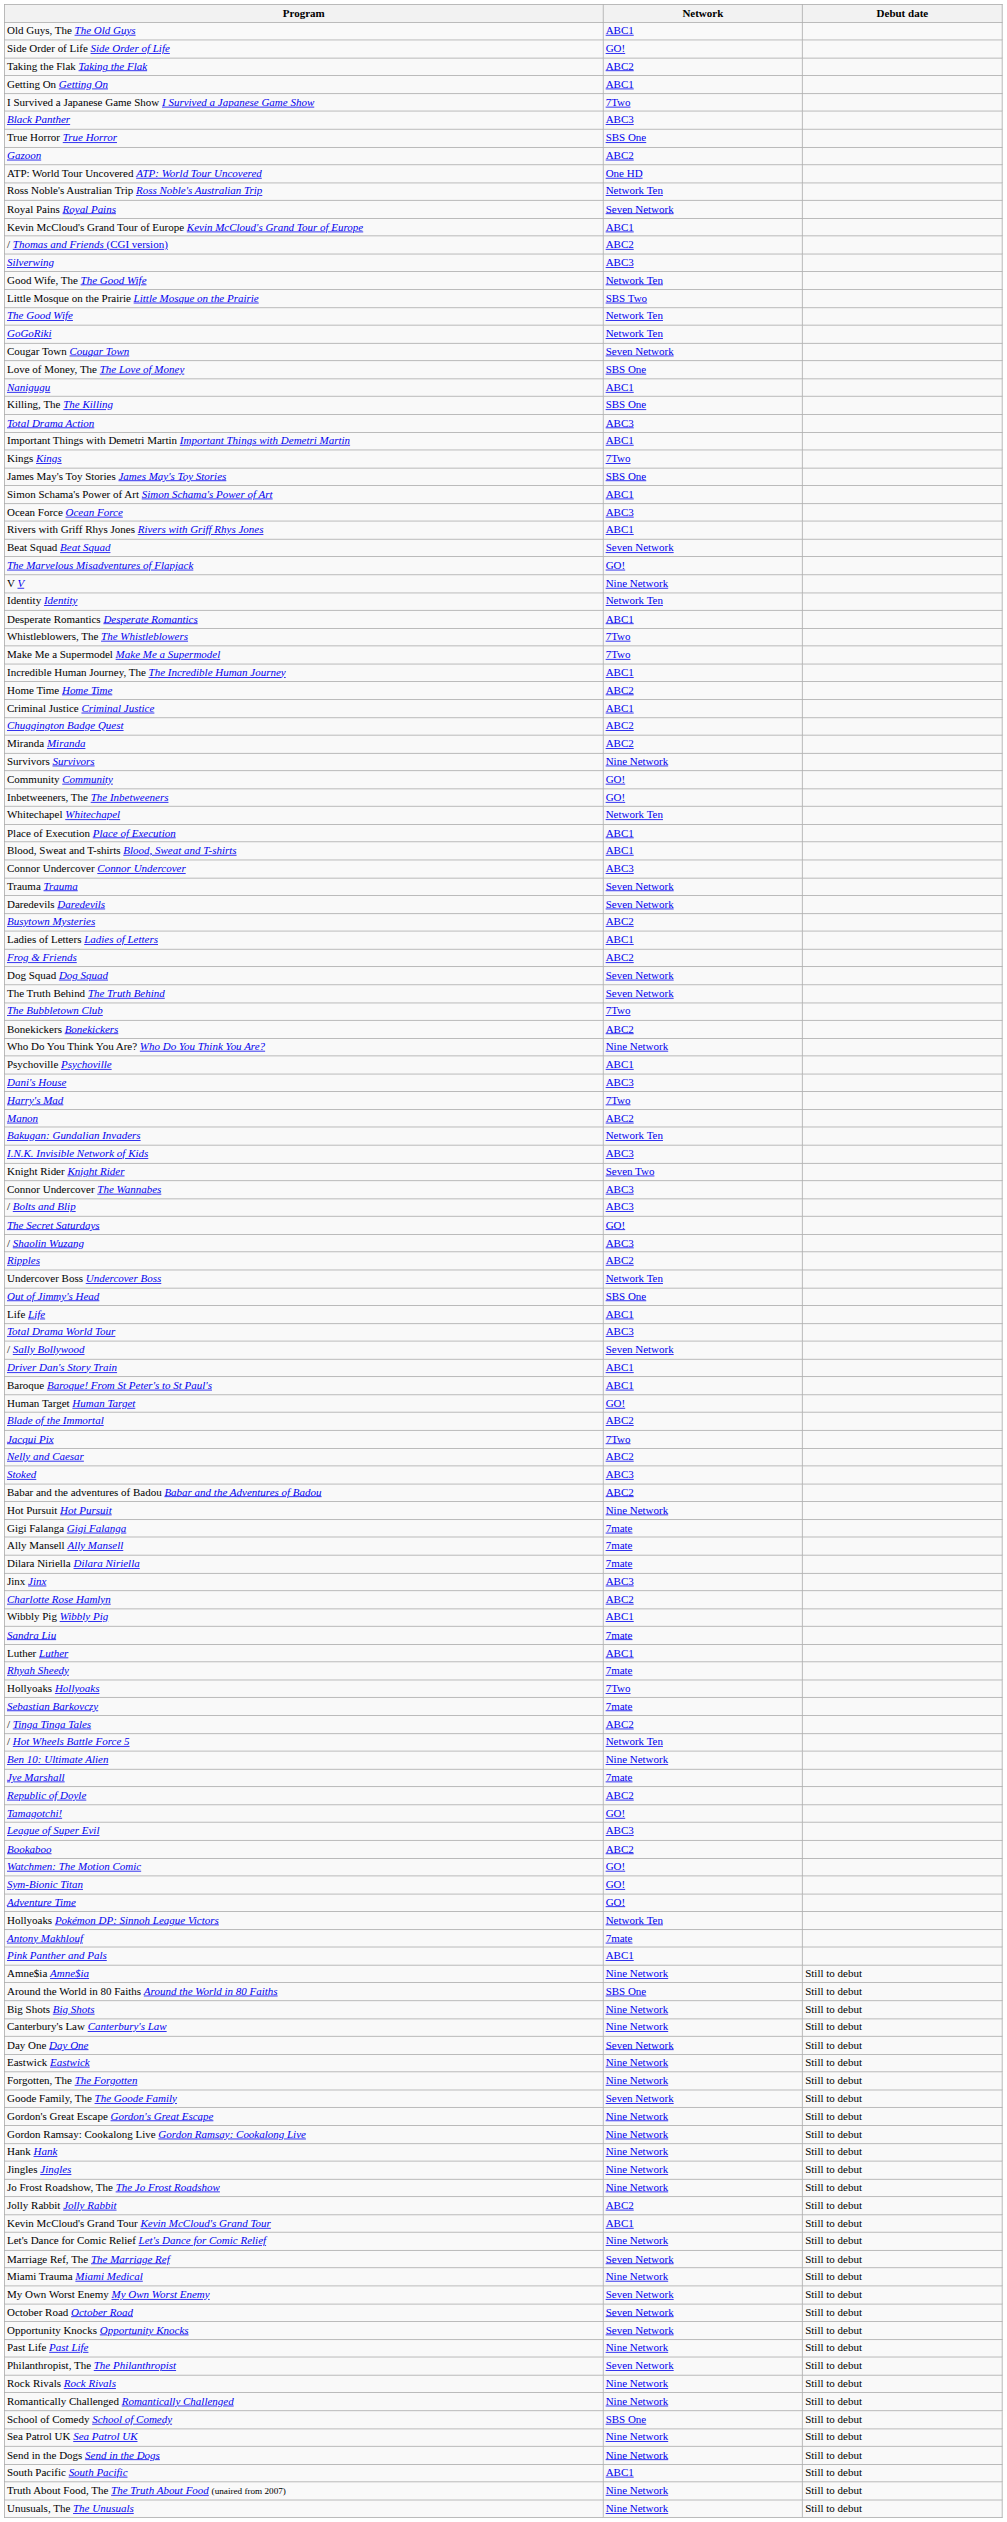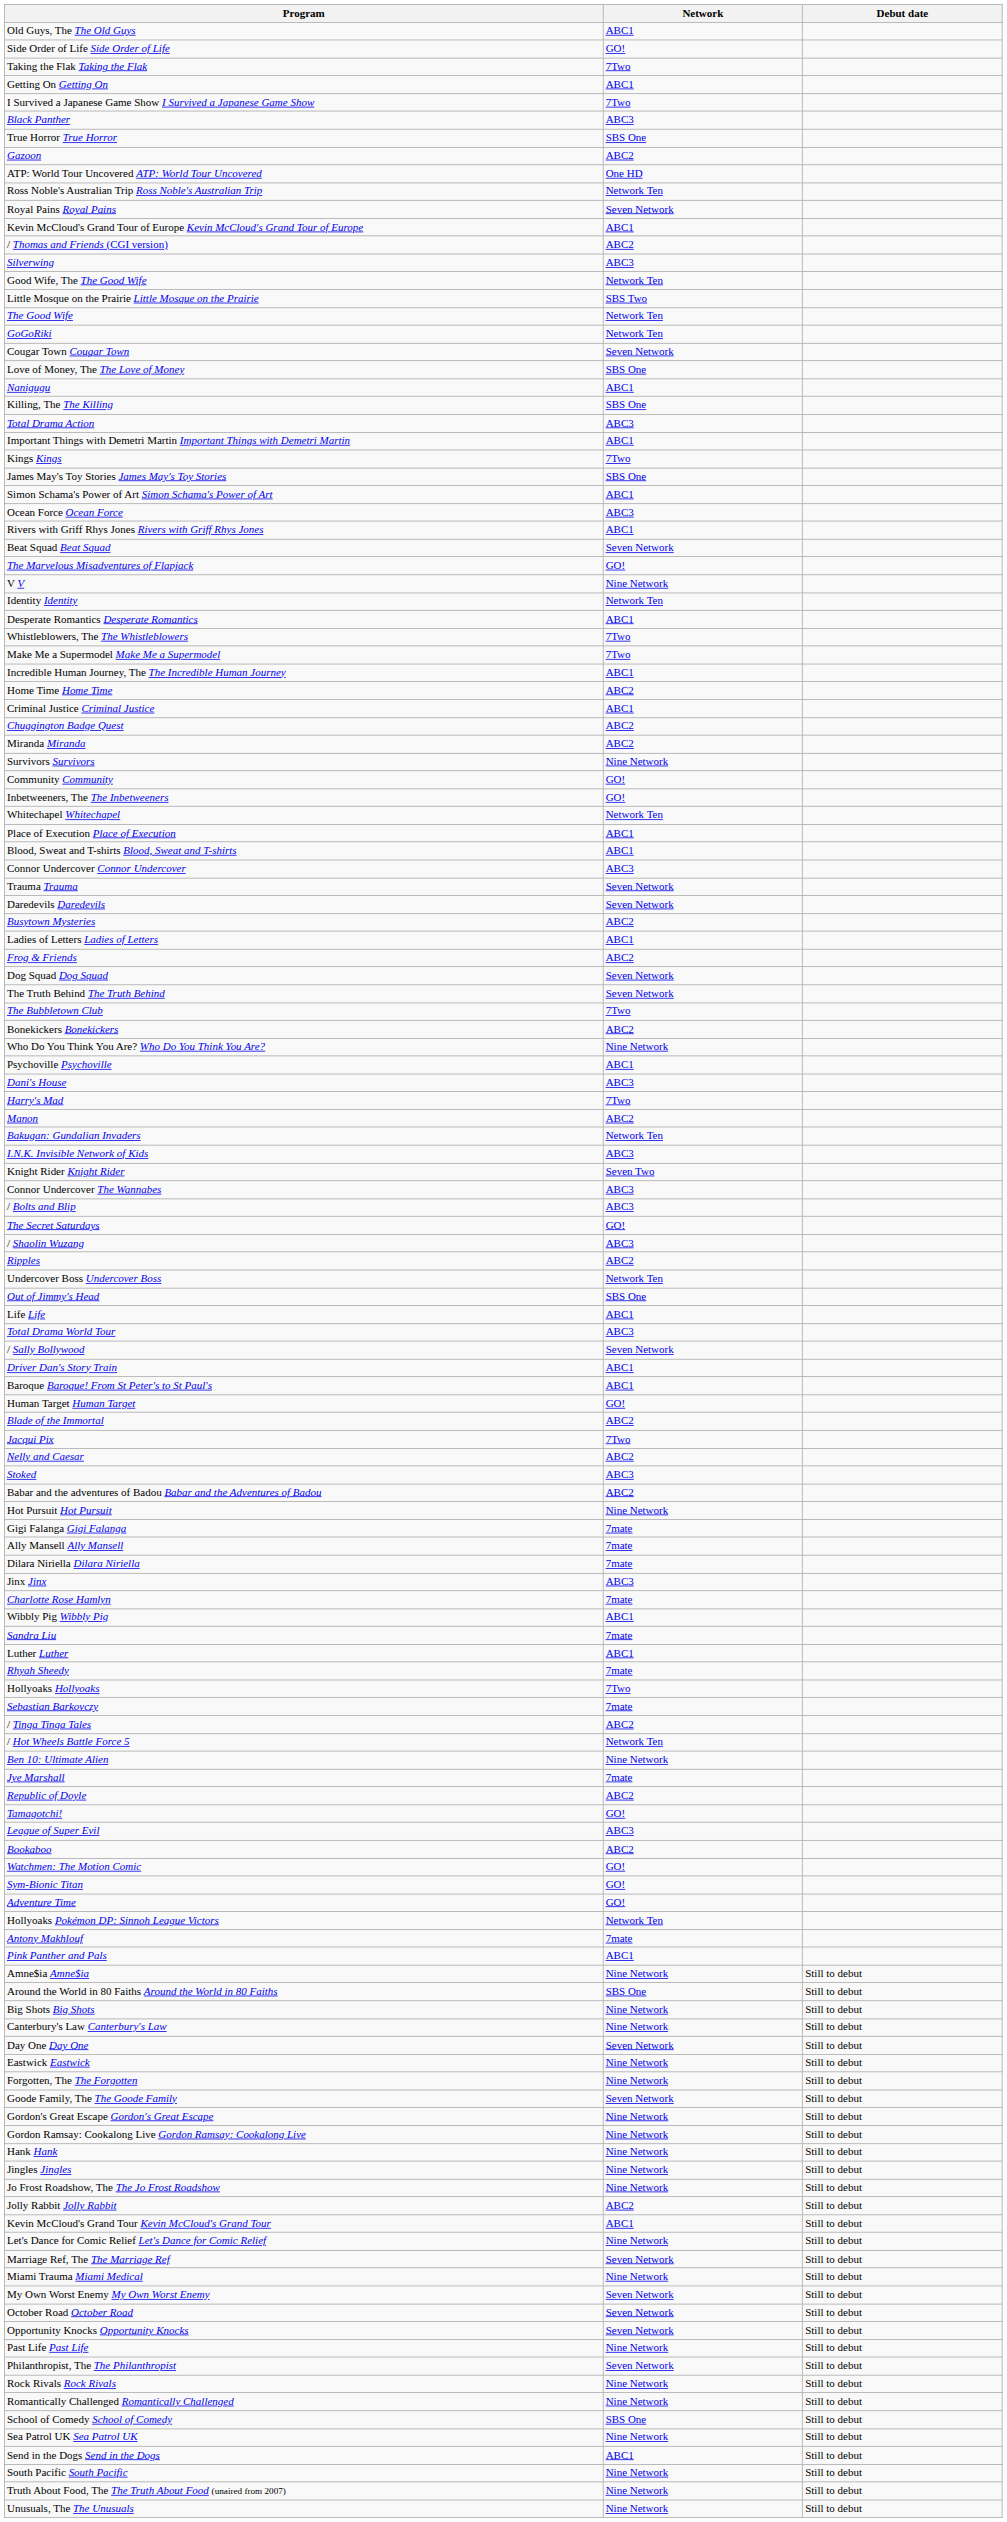(620, 66) ABC2 -> (618, 66) 7Two
(620, 1599) ABC2 -> (619, 1599) 7mate
(637, 2455) Nine Network -> (620, 2455) ABC1
(620, 2473) ABC1 -> (637, 2473) Nine Network
